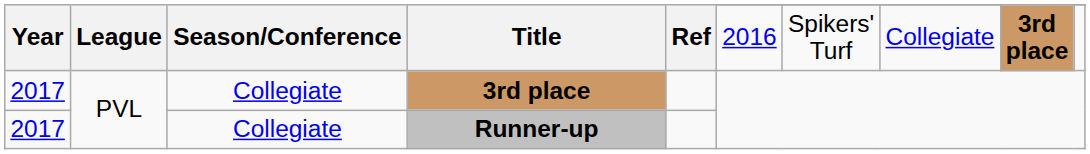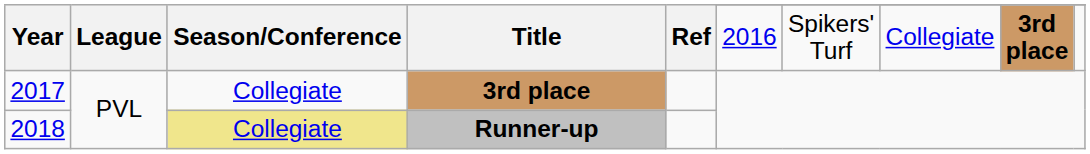(38, 129) 2017 -> (38, 129) 2018
(287, 129) no background -> (287, 129) khaki background
